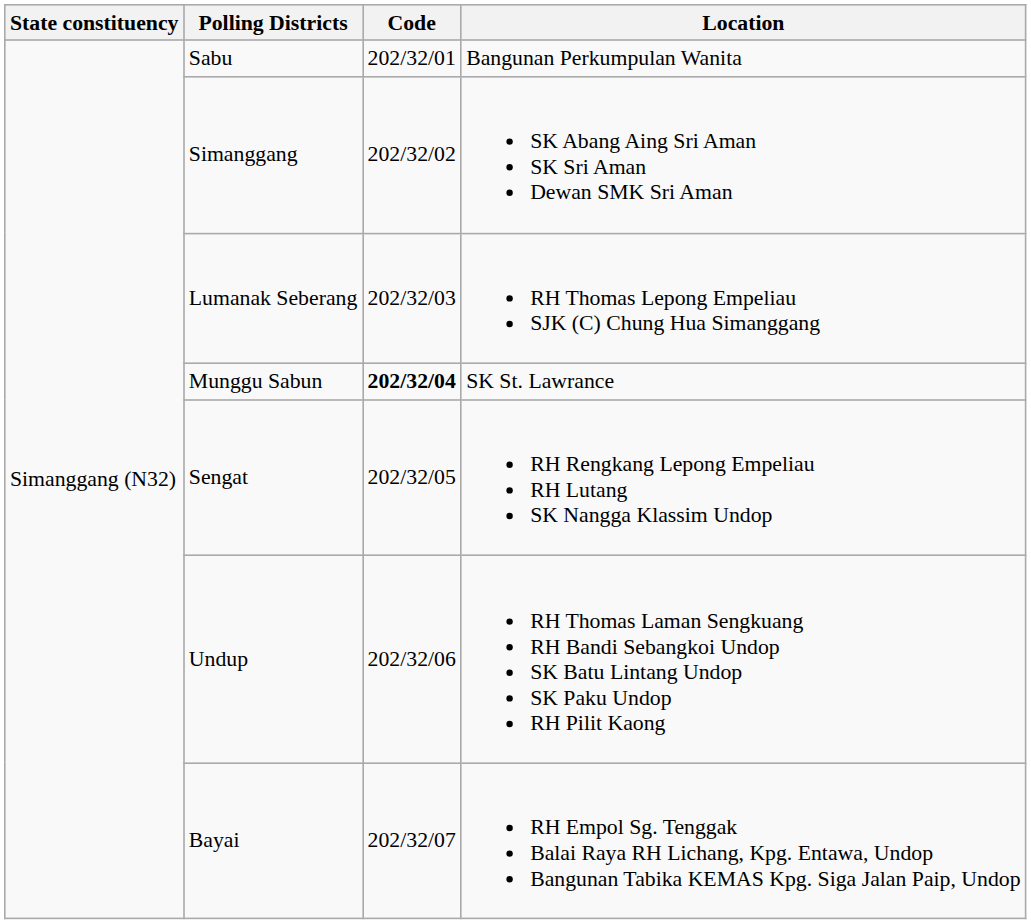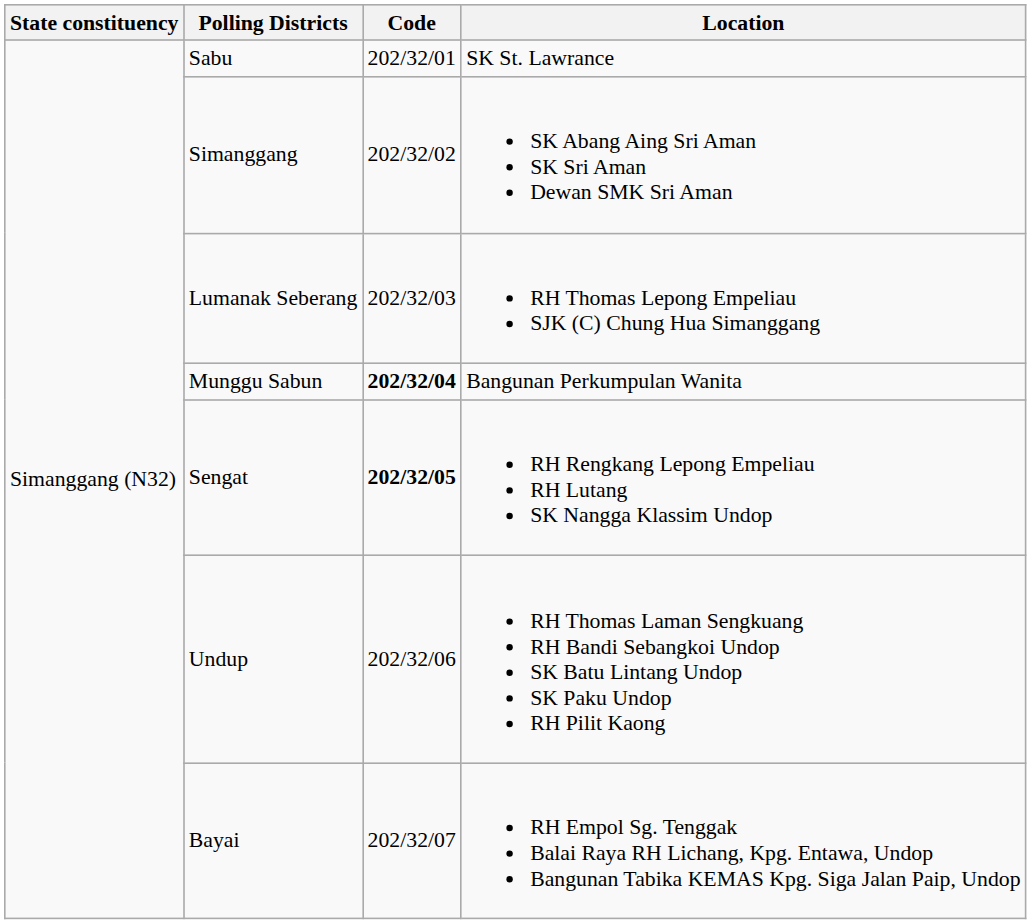(604, 57) Bangunan Perkumpulan Wanita -> (540, 57) SK St. Lawrance
(540, 380) SK St. Lawrance -> (604, 380) Bangunan Perkumpulan Wanita
(412, 476) normal -> (412, 476) bold
